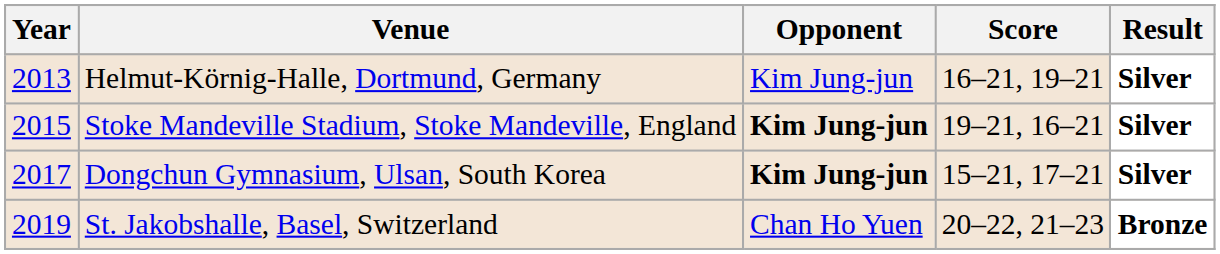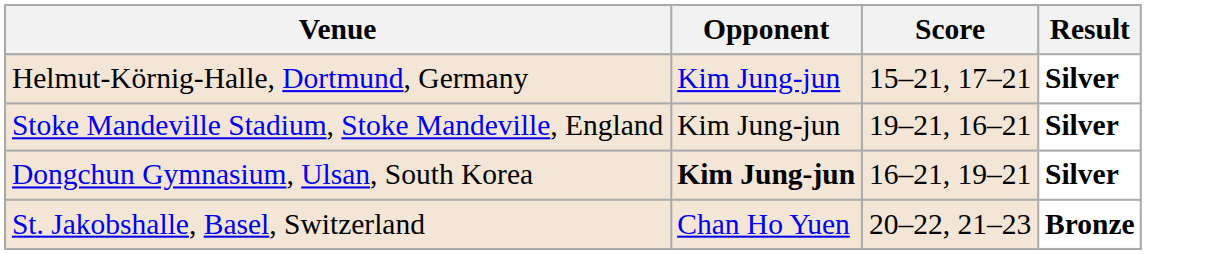- column: (41, 29)
(1023, 77) 16–21, 19–21 -> (950, 77) 15–21, 17–21
(839, 126) bold -> (759, 126) normal
(1023, 175) 15–21, 17–21 -> (950, 175) 16–21, 19–21
